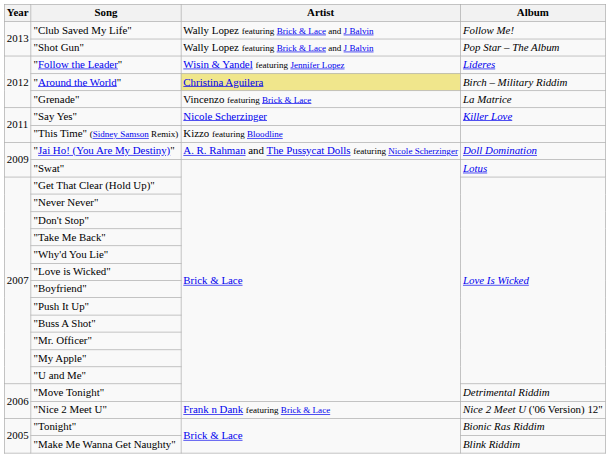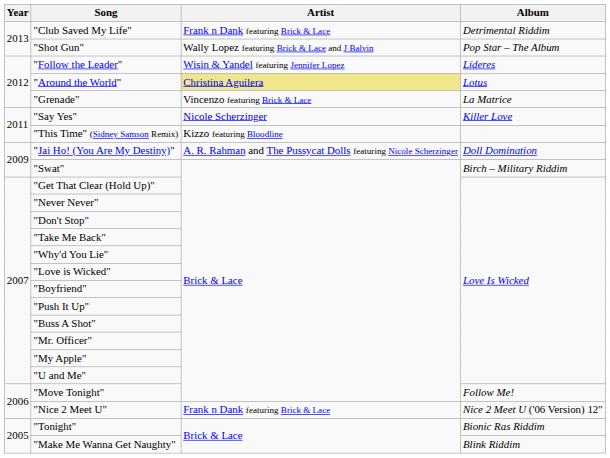(278, 30) Wally Lopez featuring Brick & Lace and J Balvin -> (257, 30) Frank n Dank featuring Brick & Lace
(488, 30) Follow Me! -> (506, 30) Detrimental Riddim
(515, 82) Birch – Military Riddim -> (475, 82) Lotus
(475, 168) Lotus -> (515, 168) Birch – Military Riddim
(506, 392) Detrimental Riddim -> (488, 392) Follow Me!
